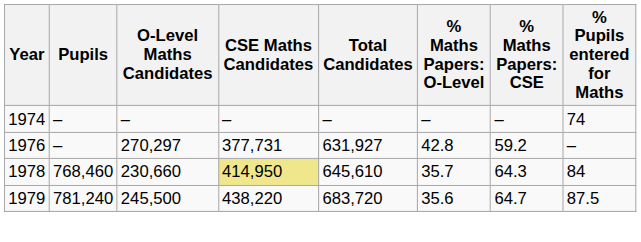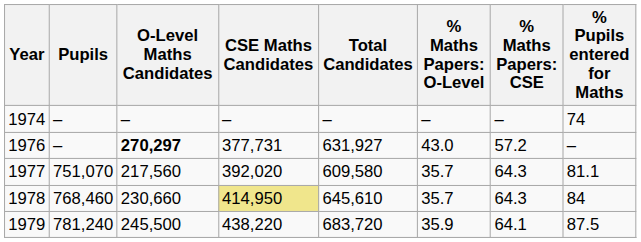(151, 145) normal -> (151, 145) bold
(437, 145) 42.8 -> (437, 145) 43.0
(511, 145) 59.2 -> (511, 145) 57.2
+ row: (27, 171)
(437, 198) 35.6 -> (437, 224) 35.9
(511, 198) 64.7 -> (511, 224) 64.1
